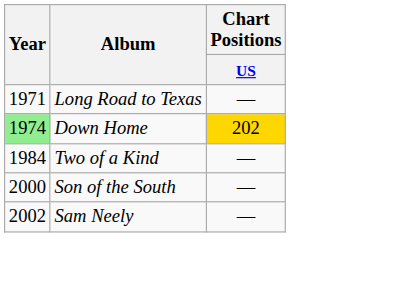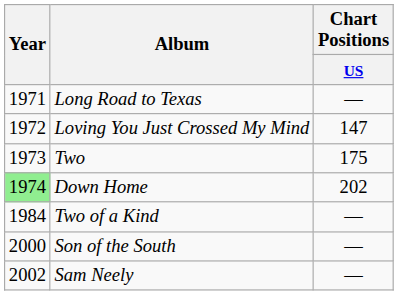+ row: (182, 128)
+ row: (70, 157)
(246, 128) gold background -> (354, 187) no background
